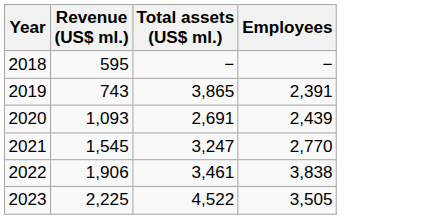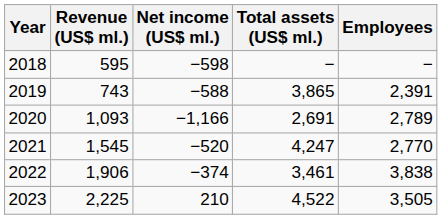+ column: (183, 27)
(311, 118) 2,439 -> (411, 118) 2,789
(213, 145) 3,247 -> (313, 145) 4,247
